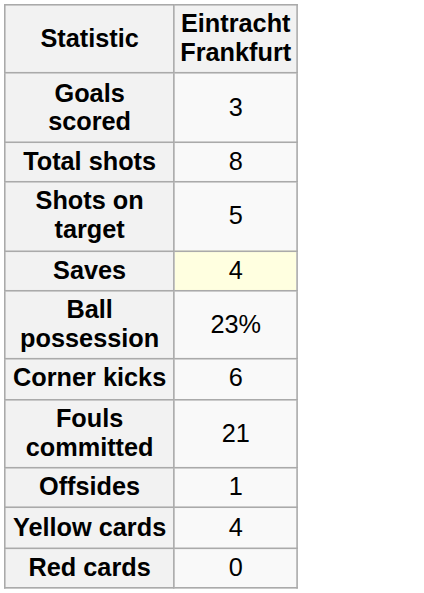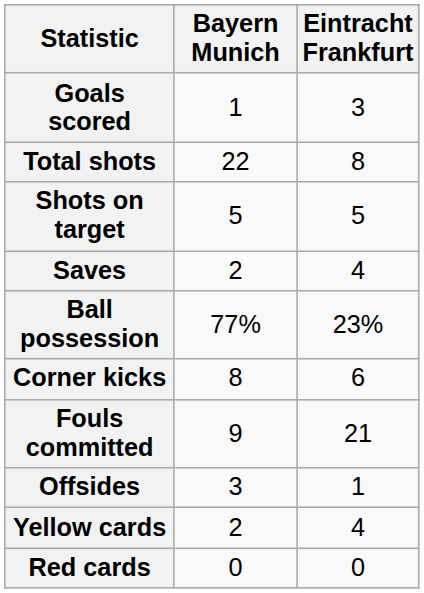+ column: (236, 38)
(236, 270) lightyellow background -> (358, 270) no background
